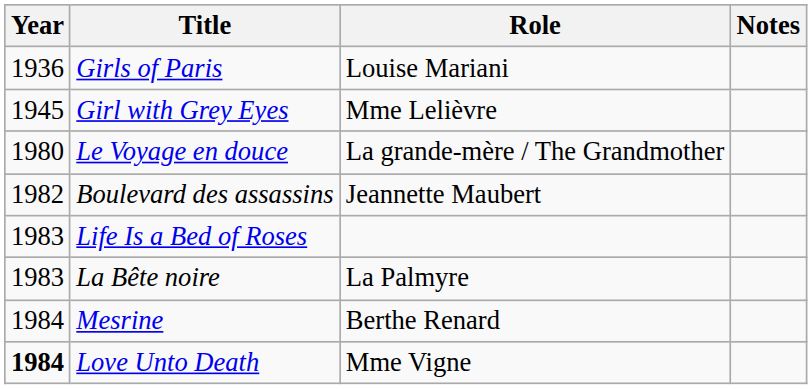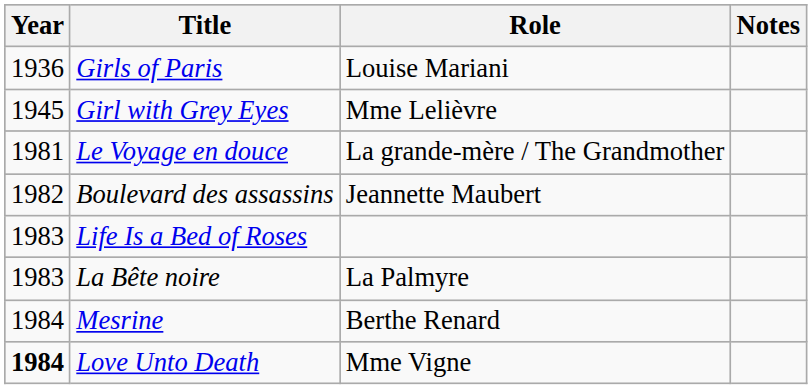(38, 151) 1980 -> (38, 151) 1981
